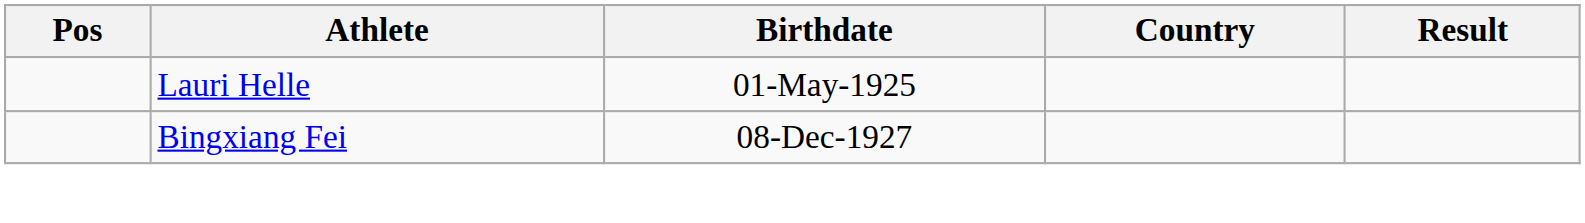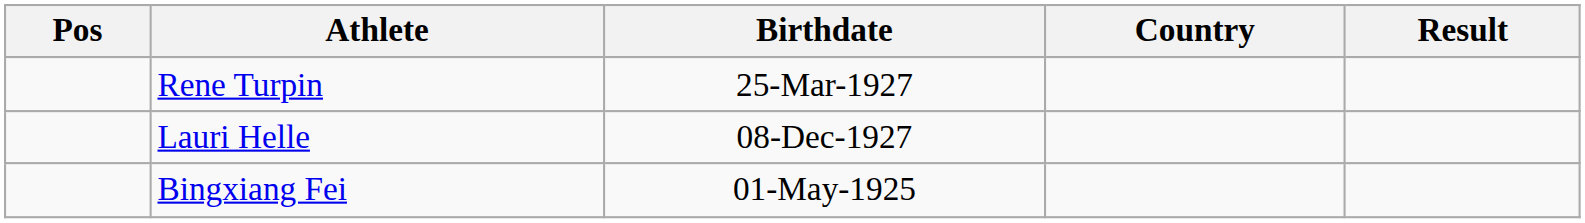+ row: (240, 83)
(824, 83) 01-May-1925 -> (824, 136) 08-Dec-1927
(824, 136) 08-Dec-1927 -> (824, 189) 01-May-1925
